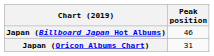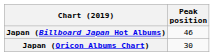(188, 45) 31 -> (188, 45) 30
